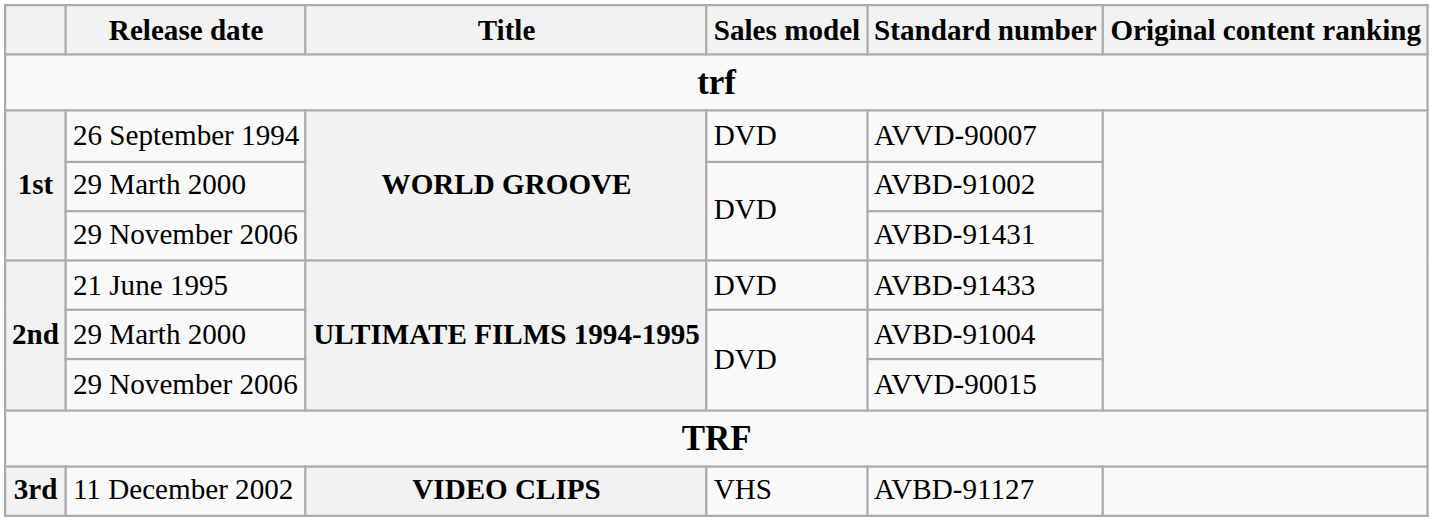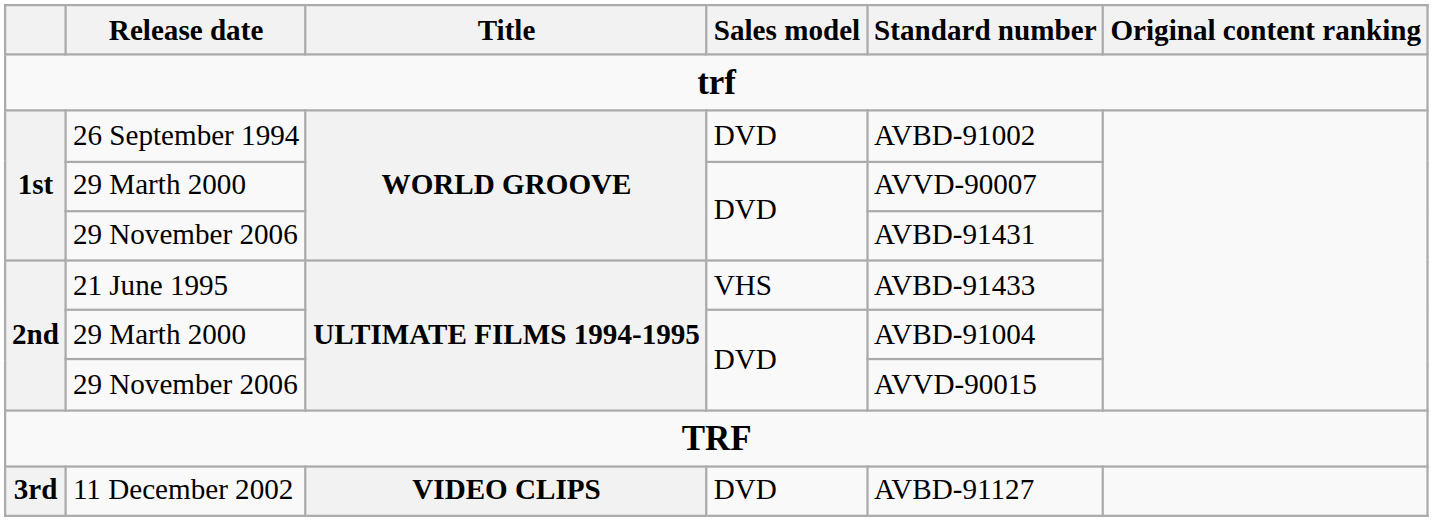(956, 135) AVVD-90007 -> (955, 135) AVBD-91002
(955, 185) AVBD-91002 -> (956, 185) AVVD-90007
(745, 284) DVD -> (743, 284) VHS
(743, 490) VHS -> (745, 490) DVD
